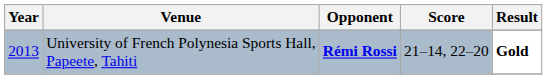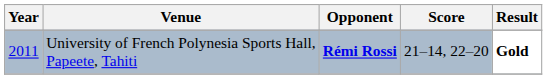(24, 52) 2013 -> (24, 52) 2011
